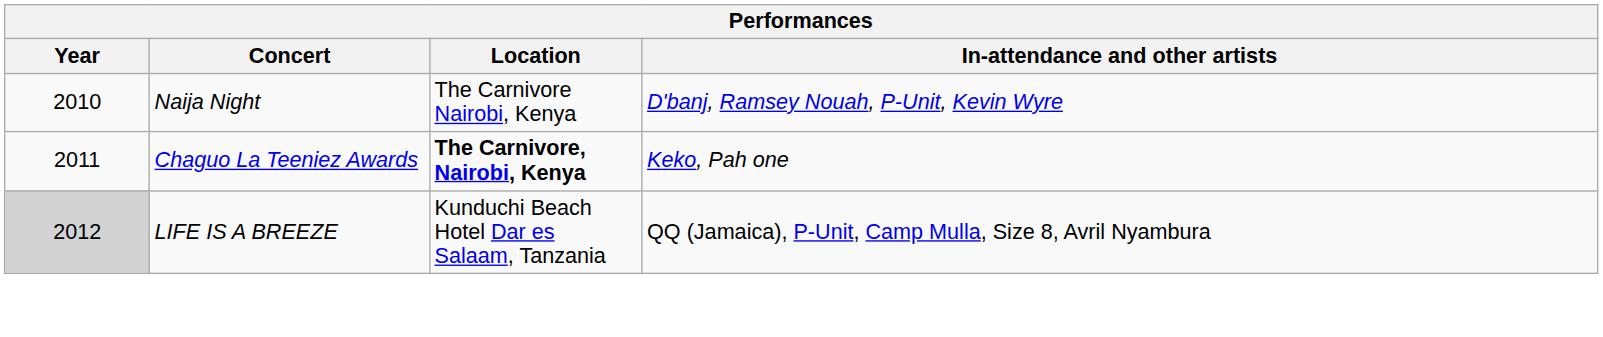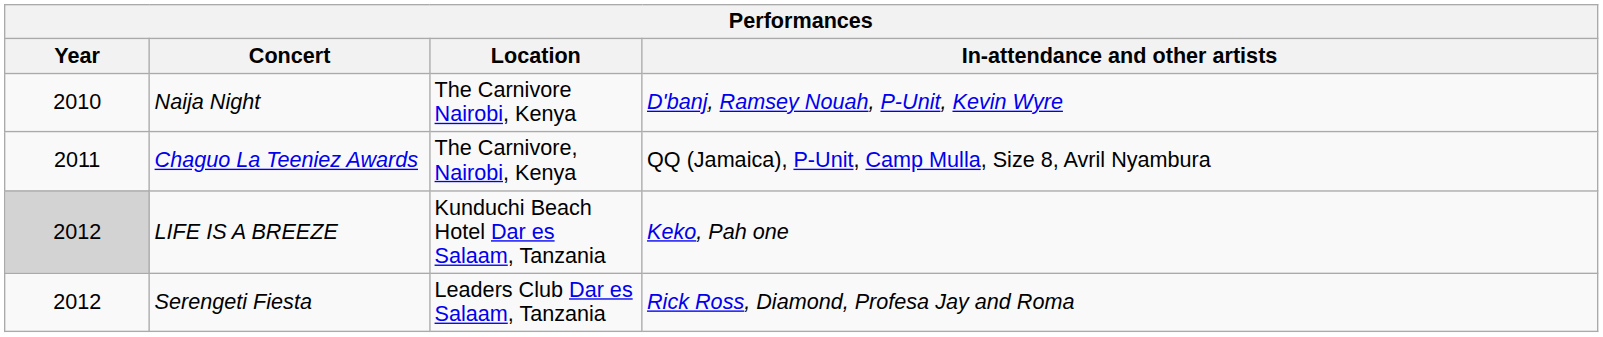(510, 160) bold -> (506, 160) normal
(718, 160) Keko, Pah one -> (929, 160) QQ (Jamaica), P-Unit, Camp Mulla, Size 8, Avril Nyambura
(929, 231) QQ (Jamaica), P-Unit, Camp Mulla, Size 8, Avril Nyambura -> (718, 231) Keko, Pah one
+ row: (233, 302)
